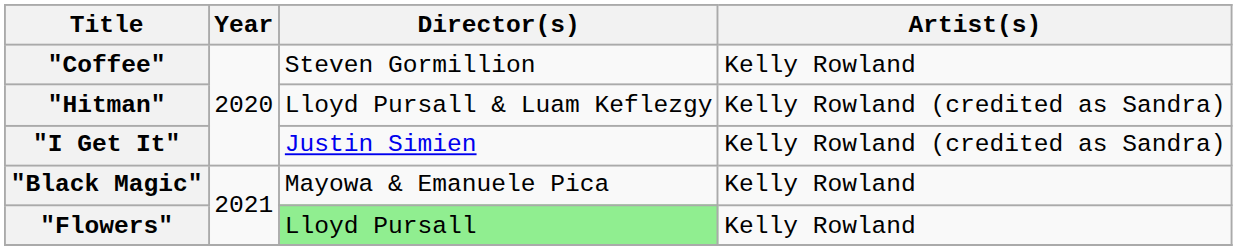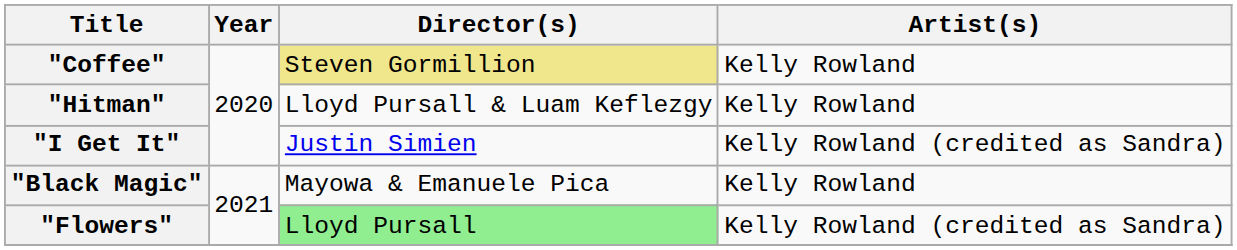(410, 65) no background -> (410, 65) khaki background
(975, 105) Kelly Rowland (credited as Sandra) -> (820, 105) Kelly Rowland
(820, 225) Kelly Rowland -> (975, 225) Kelly Rowland (credited as Sandra)
